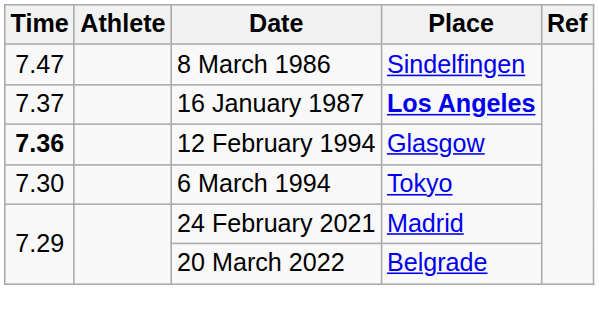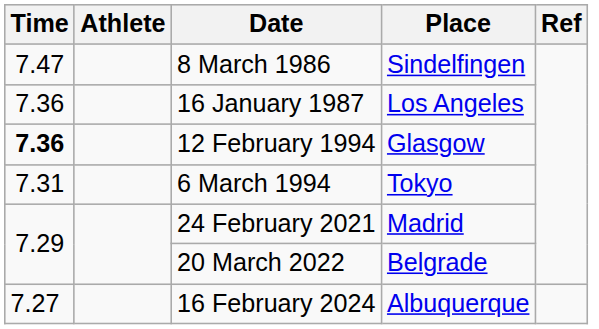(40, 104) 7.37 -> (40, 104) 7.36
(461, 104) bold -> (455, 104) normal
(40, 183) 7.30 -> (40, 183) 7.31
+ row: (276, 303)
